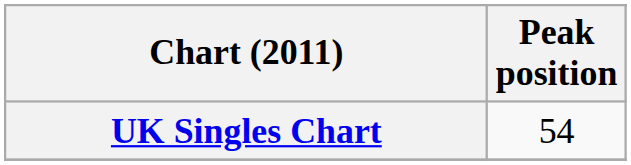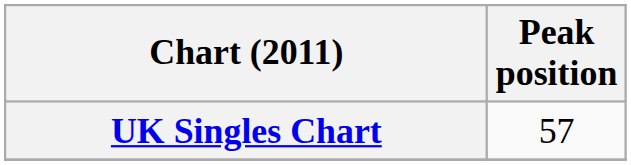(557, 130) 54 -> (557, 130) 57
